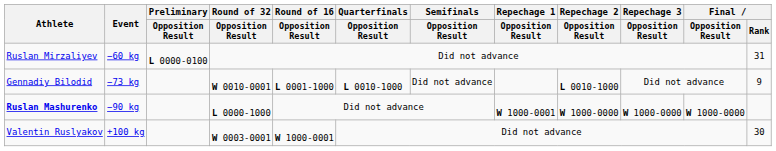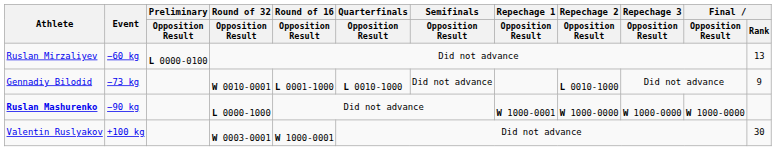(759, 56) 31 -> (759, 56) 13
